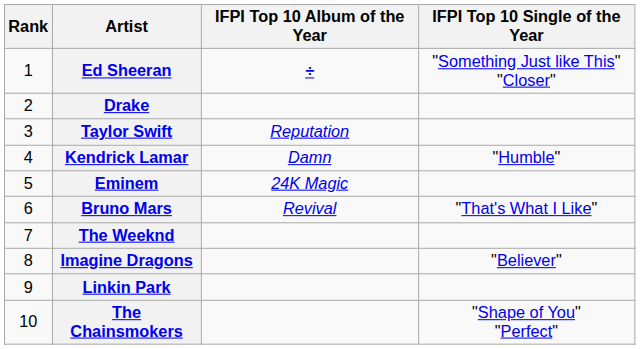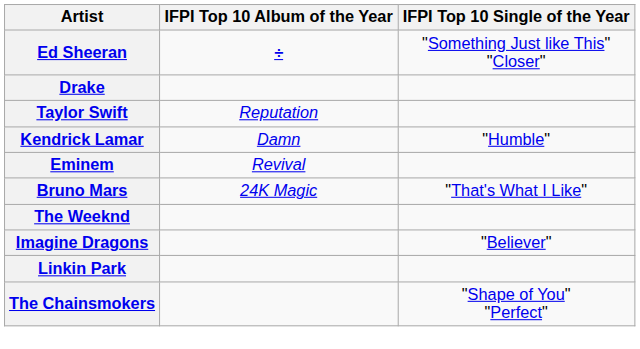- column: (28, 26)
(310, 183) 24K Magic -> (279, 165) Revival
(310, 209) Revival -> (279, 191) 24K Magic
